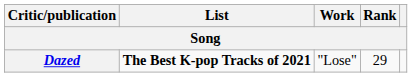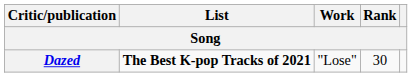(380, 60) 29 -> (380, 60) 30
